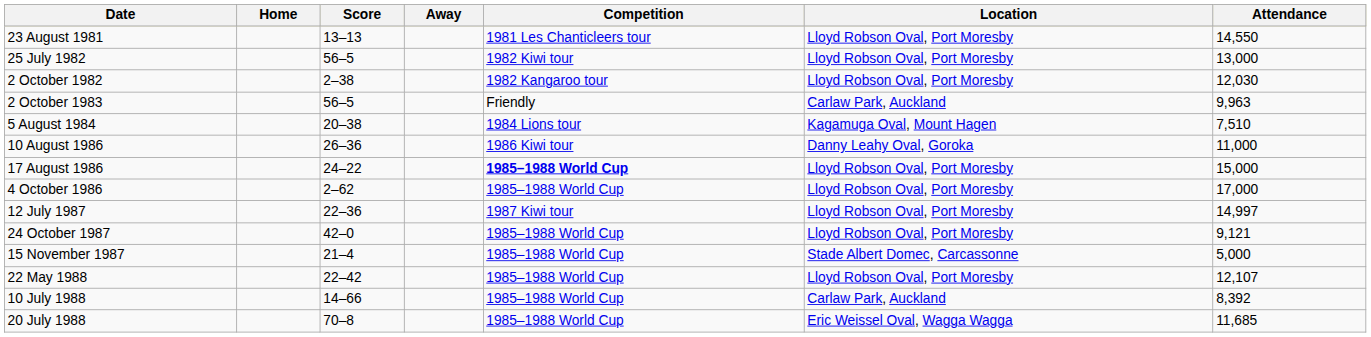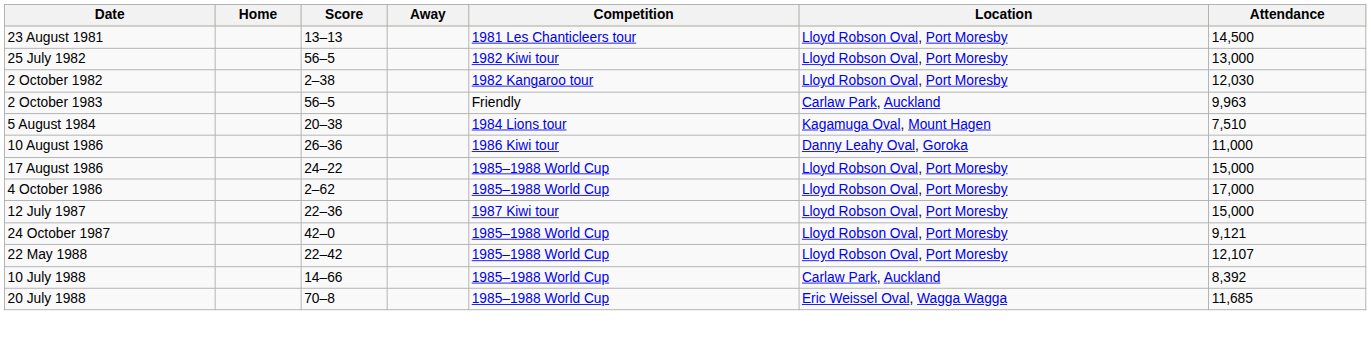(1237, 37) 14,550 -> (1233, 37) 14,500
(557, 168) bold -> (540, 168) normal
(1237, 211) 14,997 -> (1233, 211) 15,000
- row: (66, 255)
